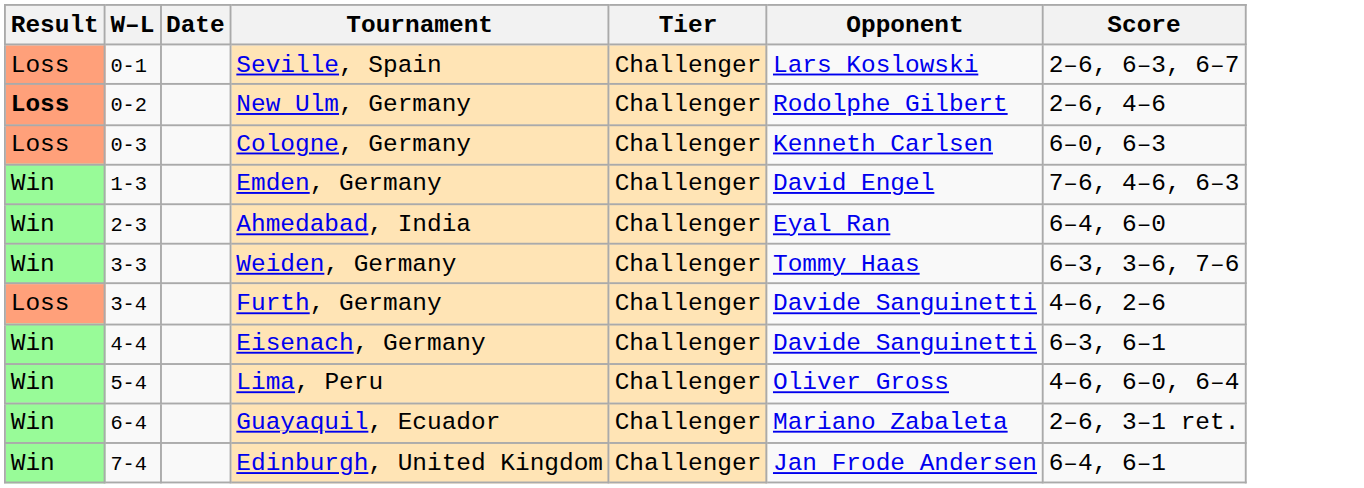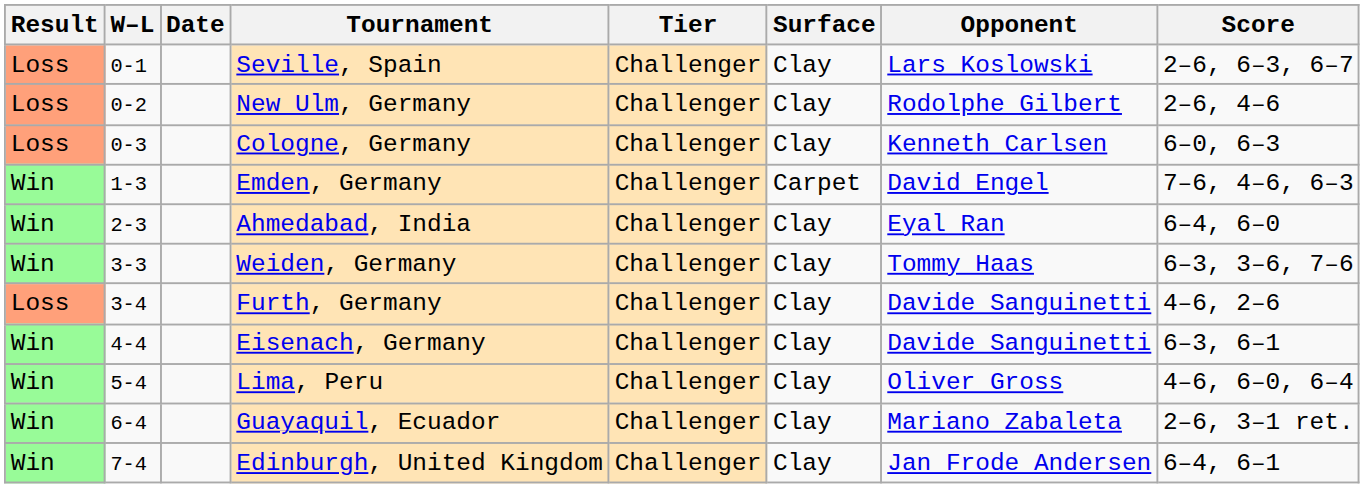+ column: (824, 25)
(40, 105) bold -> (40, 105) normal
